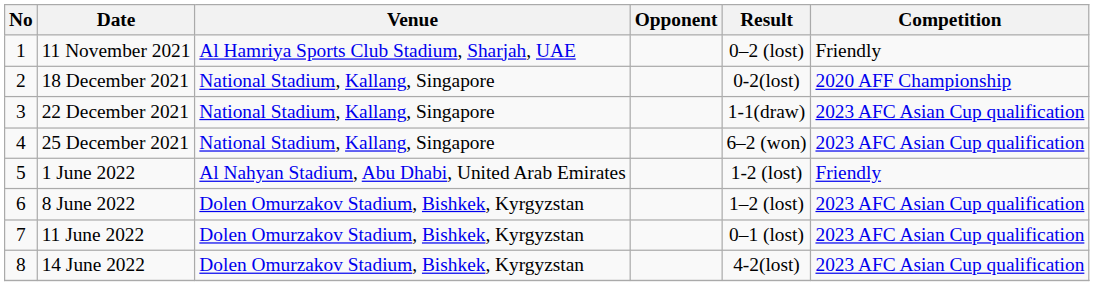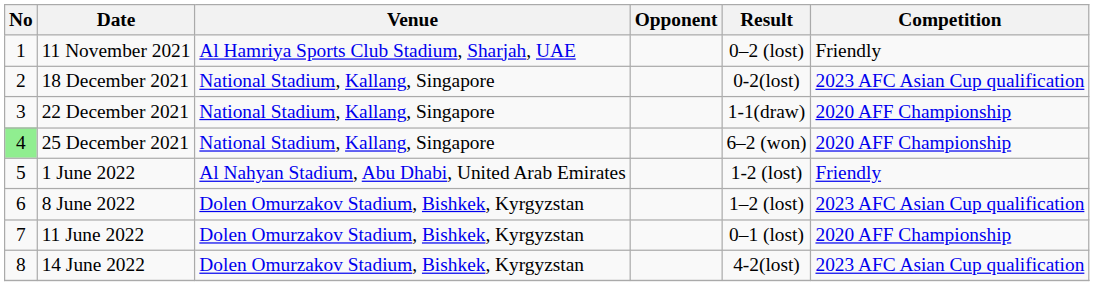(913, 81) 2020 AFF Championship -> (950, 81) 2023 AFC Asian Cup qualification
(950, 111) 2023 AFC Asian Cup qualification -> (913, 111) 2020 AFF Championship
(21, 142) no background -> (21, 142) lightgreen background
(950, 142) 2023 AFC Asian Cup qualification -> (913, 142) 2020 AFF Championship
(950, 234) 2023 AFC Asian Cup qualification -> (913, 234) 2020 AFF Championship
